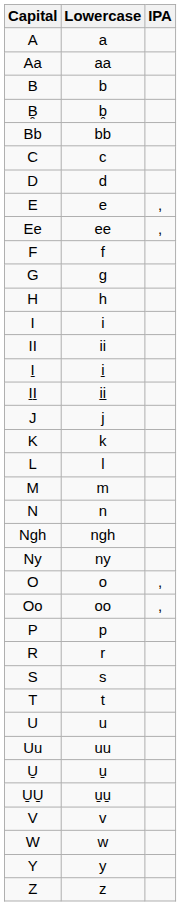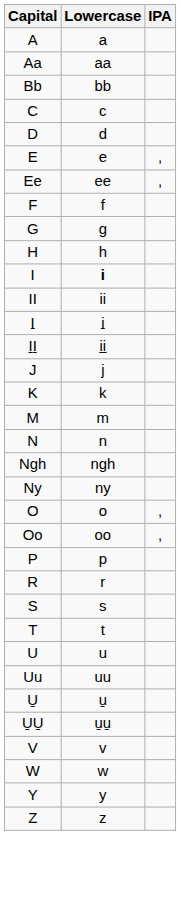- row: (33, 87)
- row: (33, 110)
(103, 323) normal -> (103, 275) bold
- row: (33, 464)
